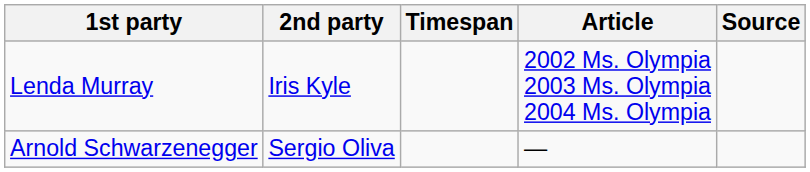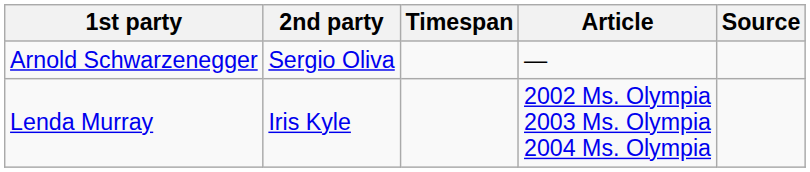rows swapped: (134, 148) <-> (82, 85)
